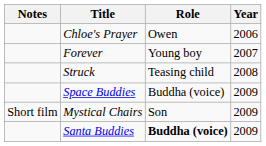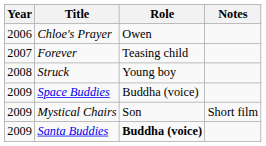columns swapped: (246, 14) <-> (32, 14)
(175, 53) Young boy -> (155, 53) Teasing child
(181, 72) Teasing child -> (149, 72) Young boy
